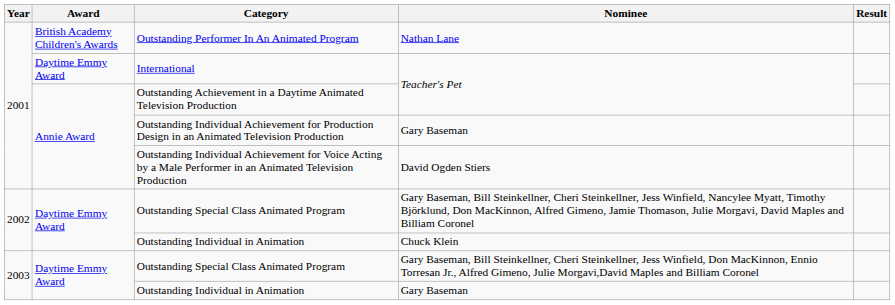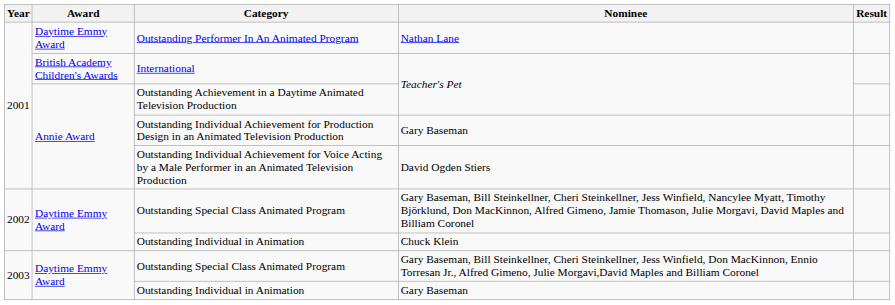(76, 37) British Academy Children's Awards -> (71, 37) Daytime Emmy Award
(71, 68) Daytime Emmy Award -> (76, 68) British Academy Children's Awards
